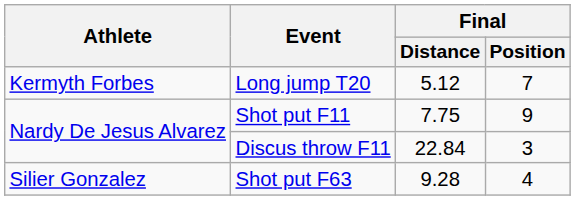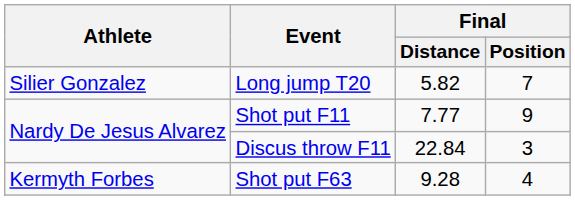(82, 83) Kermyth Forbes -> (78, 83) Silier Gonzalez
(440, 83) 5.12 -> (440, 83) 5.82
(440, 116) 7.75 -> (440, 116) 7.77
(78, 180) Silier Gonzalez -> (82, 180) Kermyth Forbes
